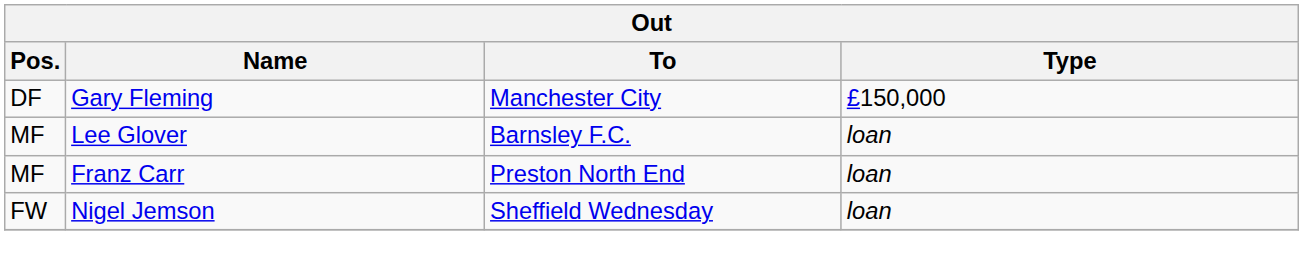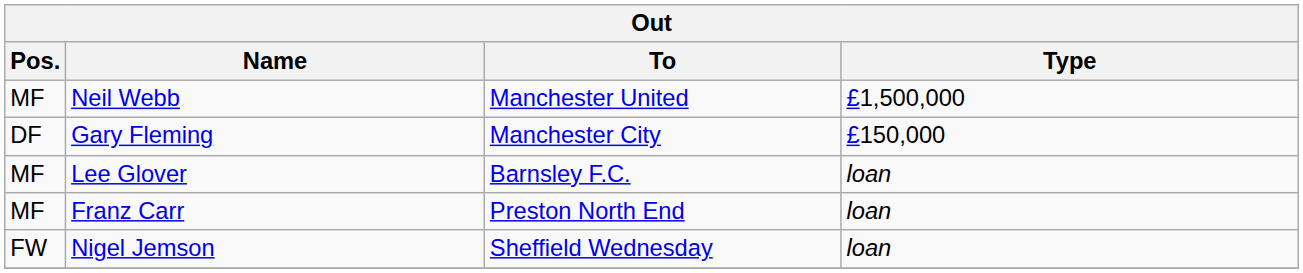+ row: (126, 98)
